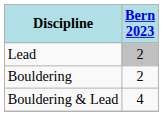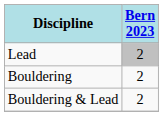(140, 99) 4 -> (140, 99) 2
